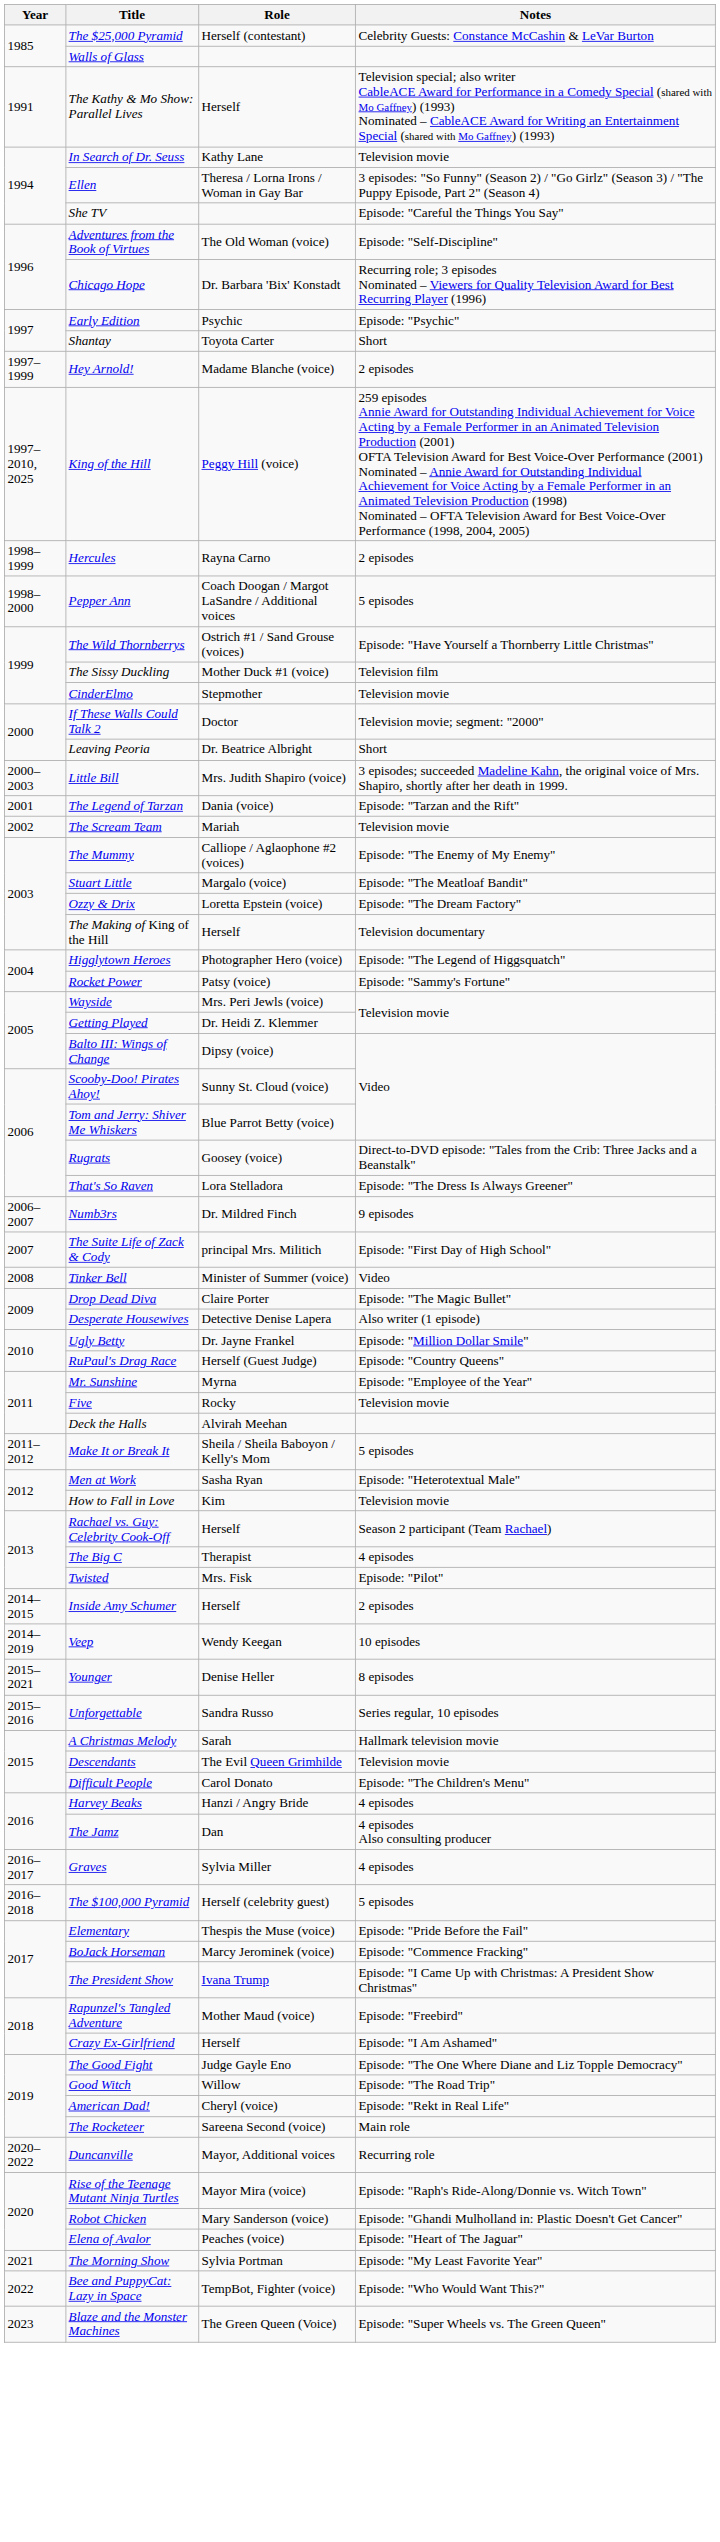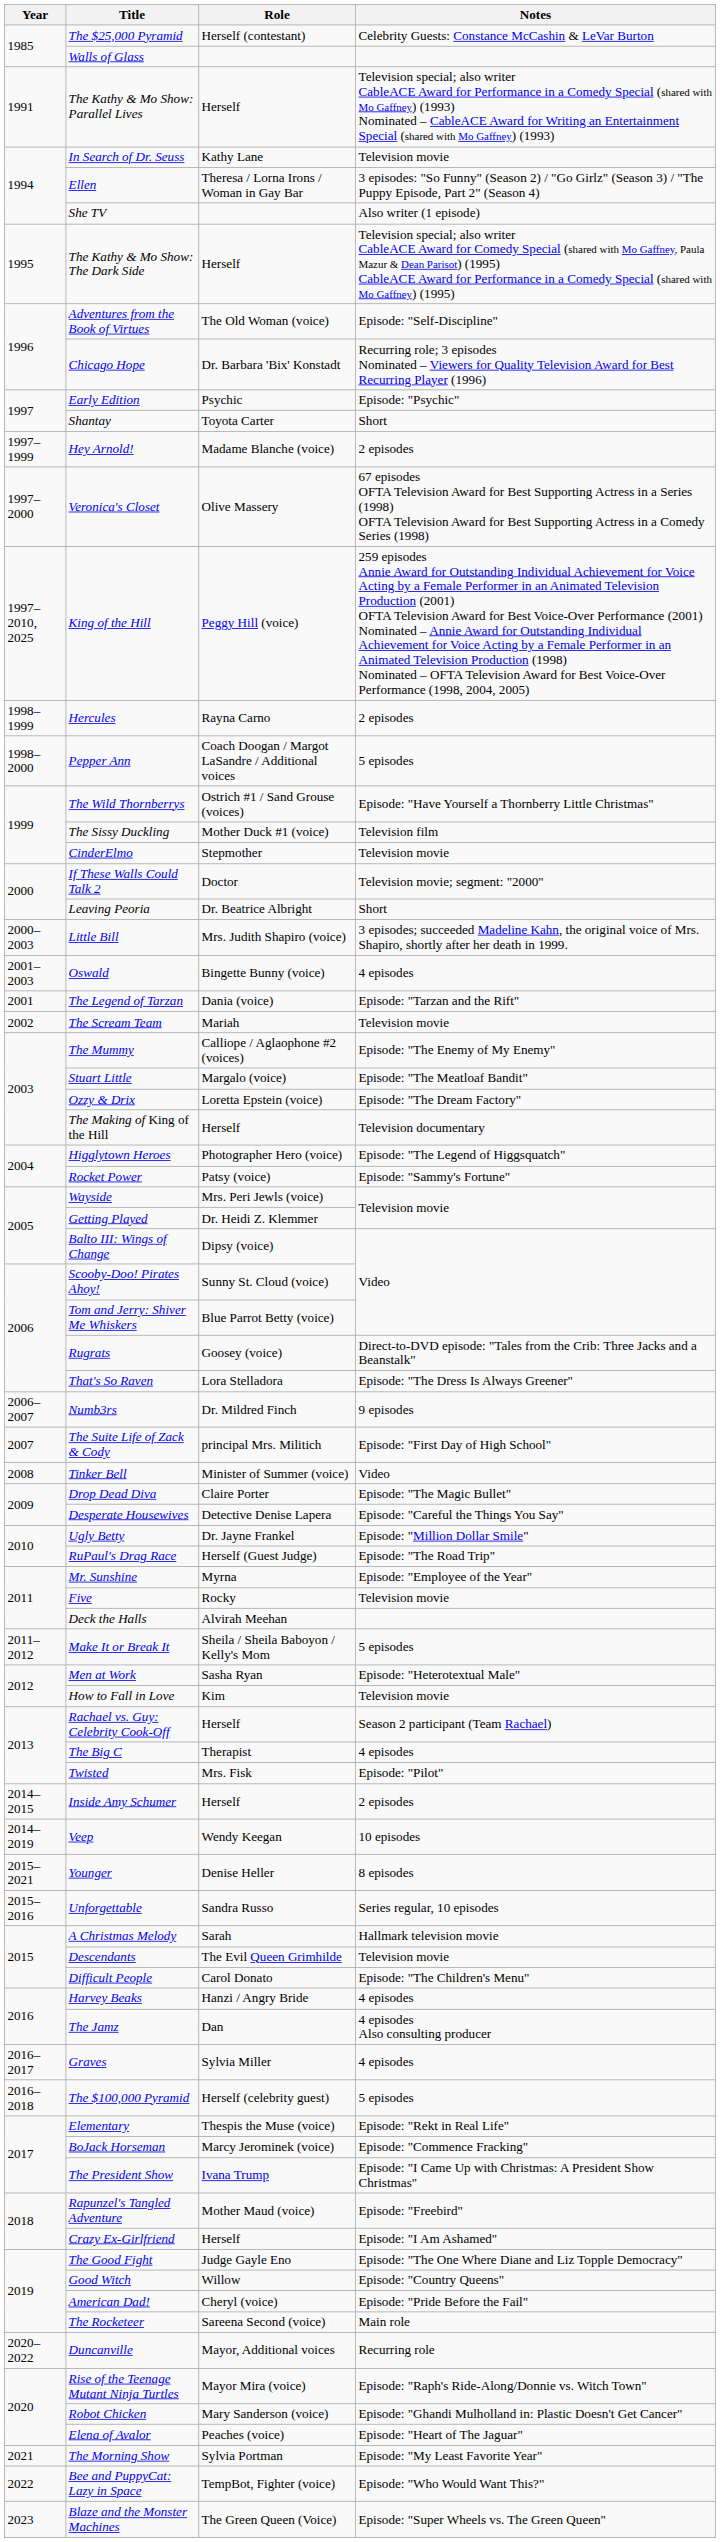(461, 213) Episode: "Careful the Things You Say" -> (419, 213) Also writer (1 episode)
+ row: (131, 263)
+ row: (114, 506)
+ row: (89, 973)
(419, 1319) Also writer (1 episode) -> (461, 1514) Episode: "Careful the Things You Say"
(431, 1361) Episode: "Country Queens" -> (427, 1556) Episode: "The Road Trip"
(443, 1930) Episode: "Pride Before the Fail" -> (434, 2126) Episode: "Rekt in Real Life"
(427, 2085) Episode: "The Road Trip" -> (431, 2280) Episode: "Country Queens"
(434, 2106) Episode: "Rekt in Real Life" -> (443, 2301) Episode: "Pride Before the Fail"
